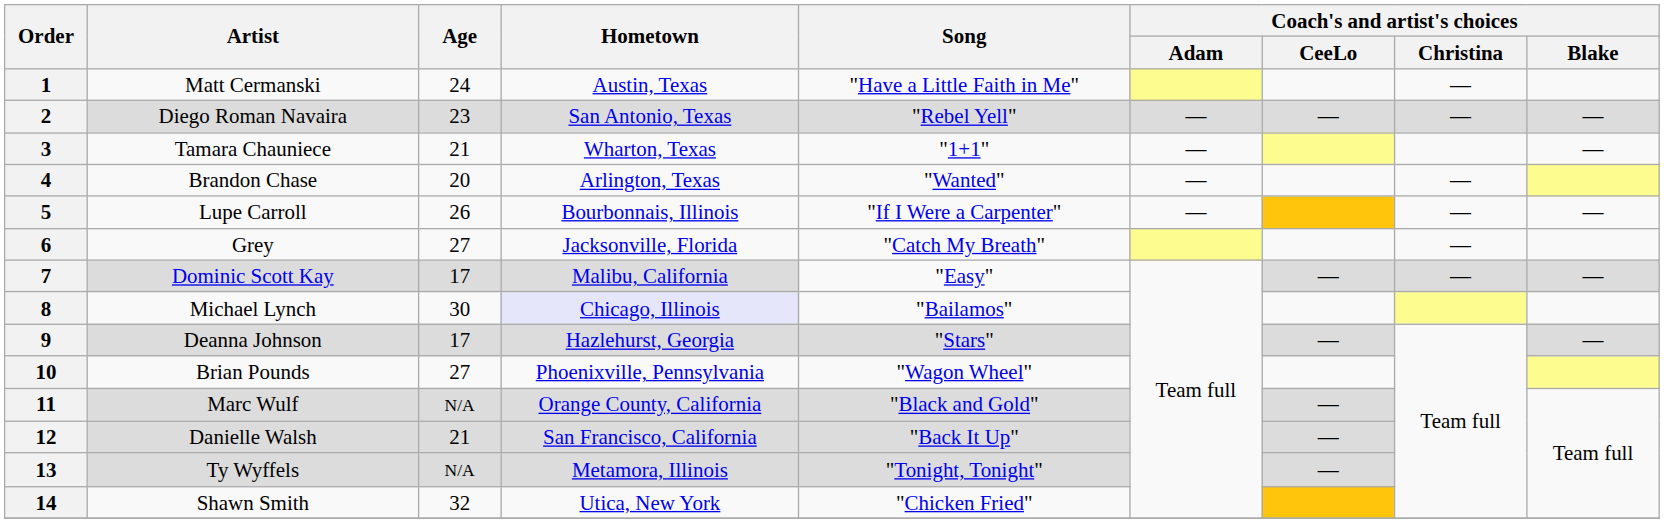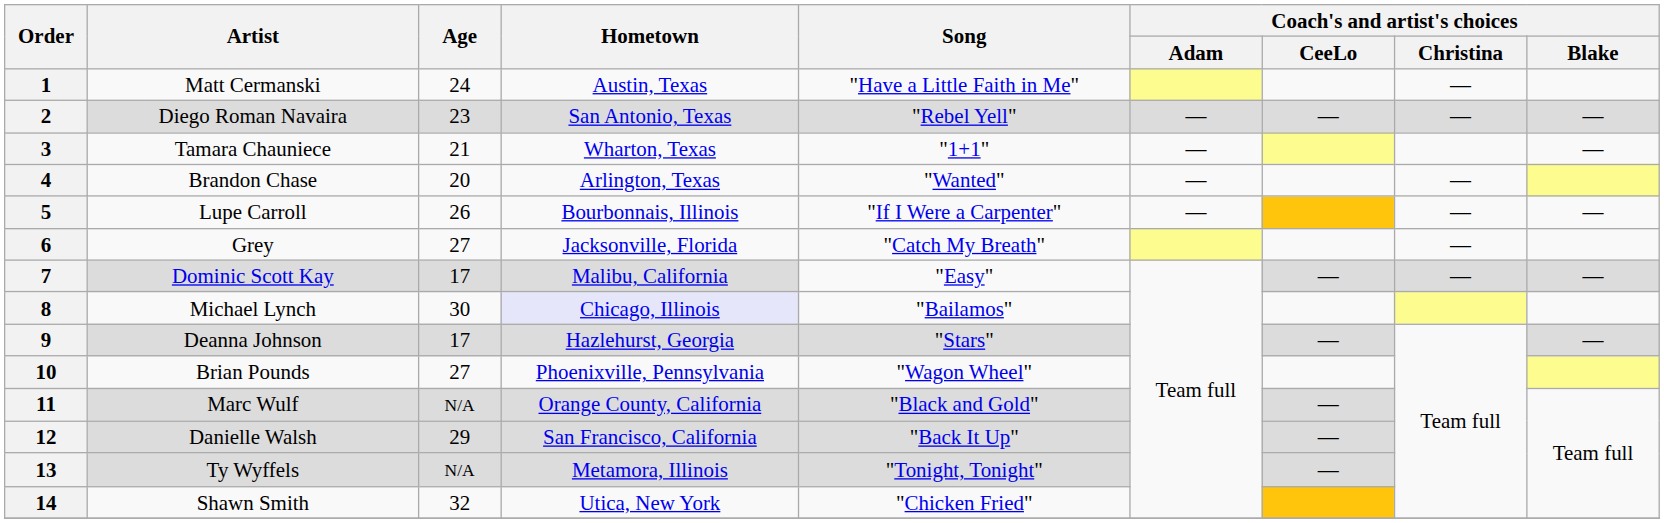(460, 437) 21 -> (460, 437) 29
